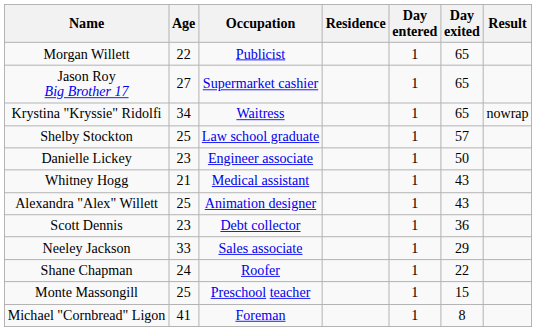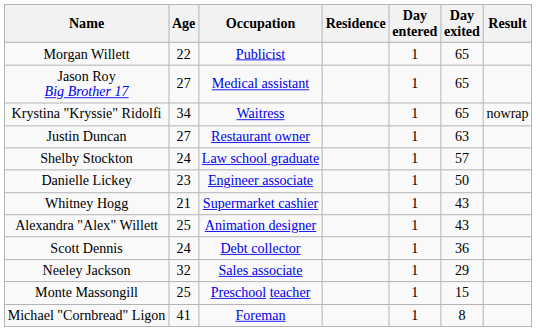(260, 84) Supermarket cashier -> (260, 84) Medical assistant
+ row: (87, 136)
(184, 136) 25 -> (184, 158) 24
(260, 181) Medical assistant -> (260, 203) Supermarket cashier
(184, 225) 23 -> (184, 248) 24
(184, 248) 33 -> (184, 270) 32
- row: (87, 270)
